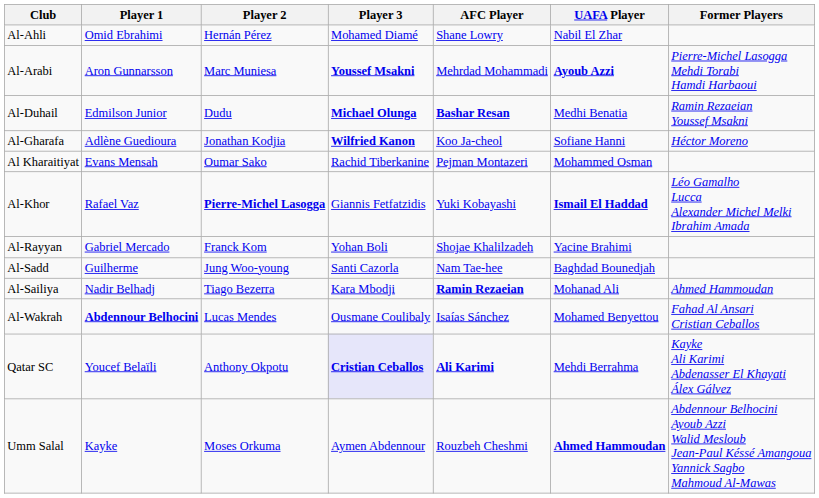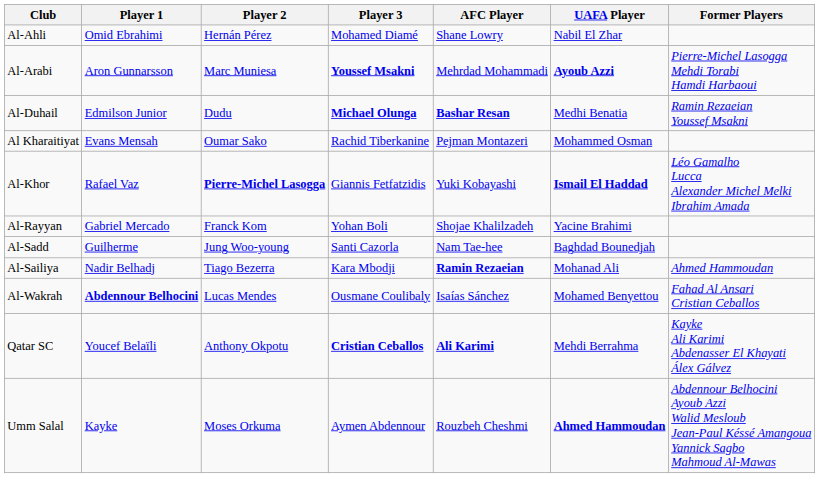- row: (36, 141)
(377, 366) lavender background -> (377, 345) no background
